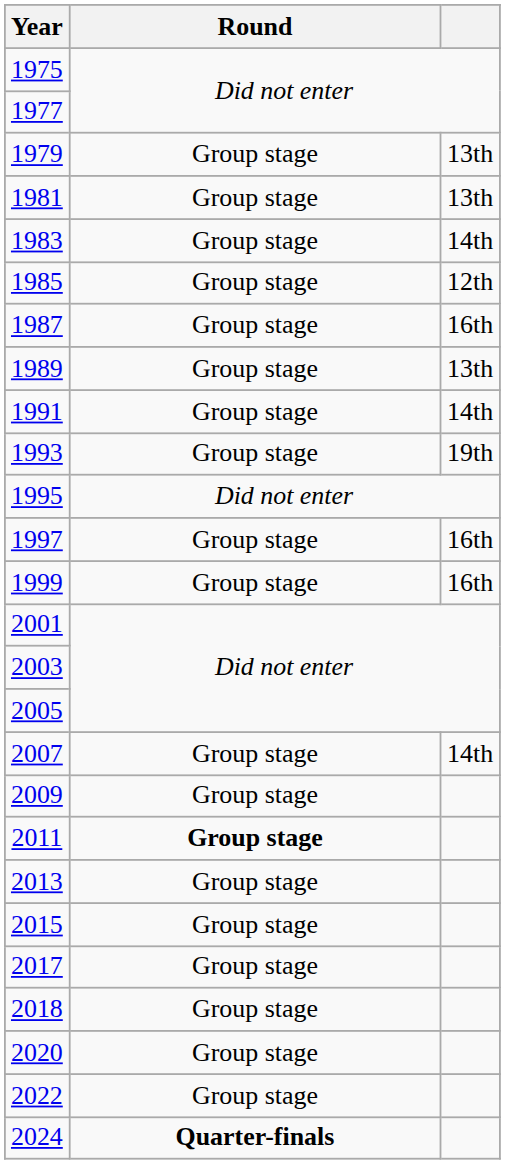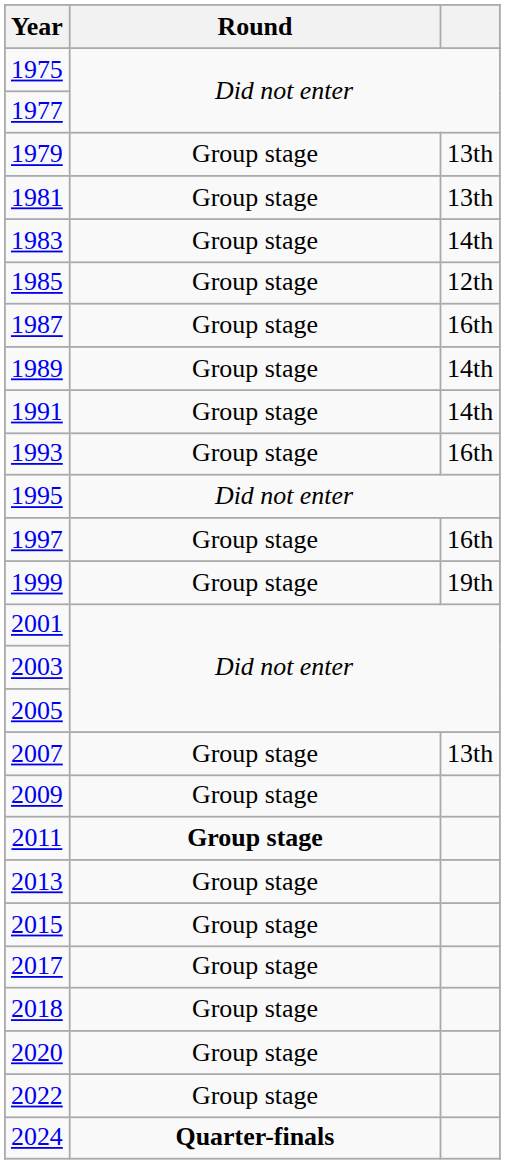(470, 368) 13th -> (470, 368) 14th
(470, 453) 19th -> (470, 453) 16th
(470, 582) 16th -> (470, 582) 19th
(470, 753) 14th -> (470, 753) 13th
